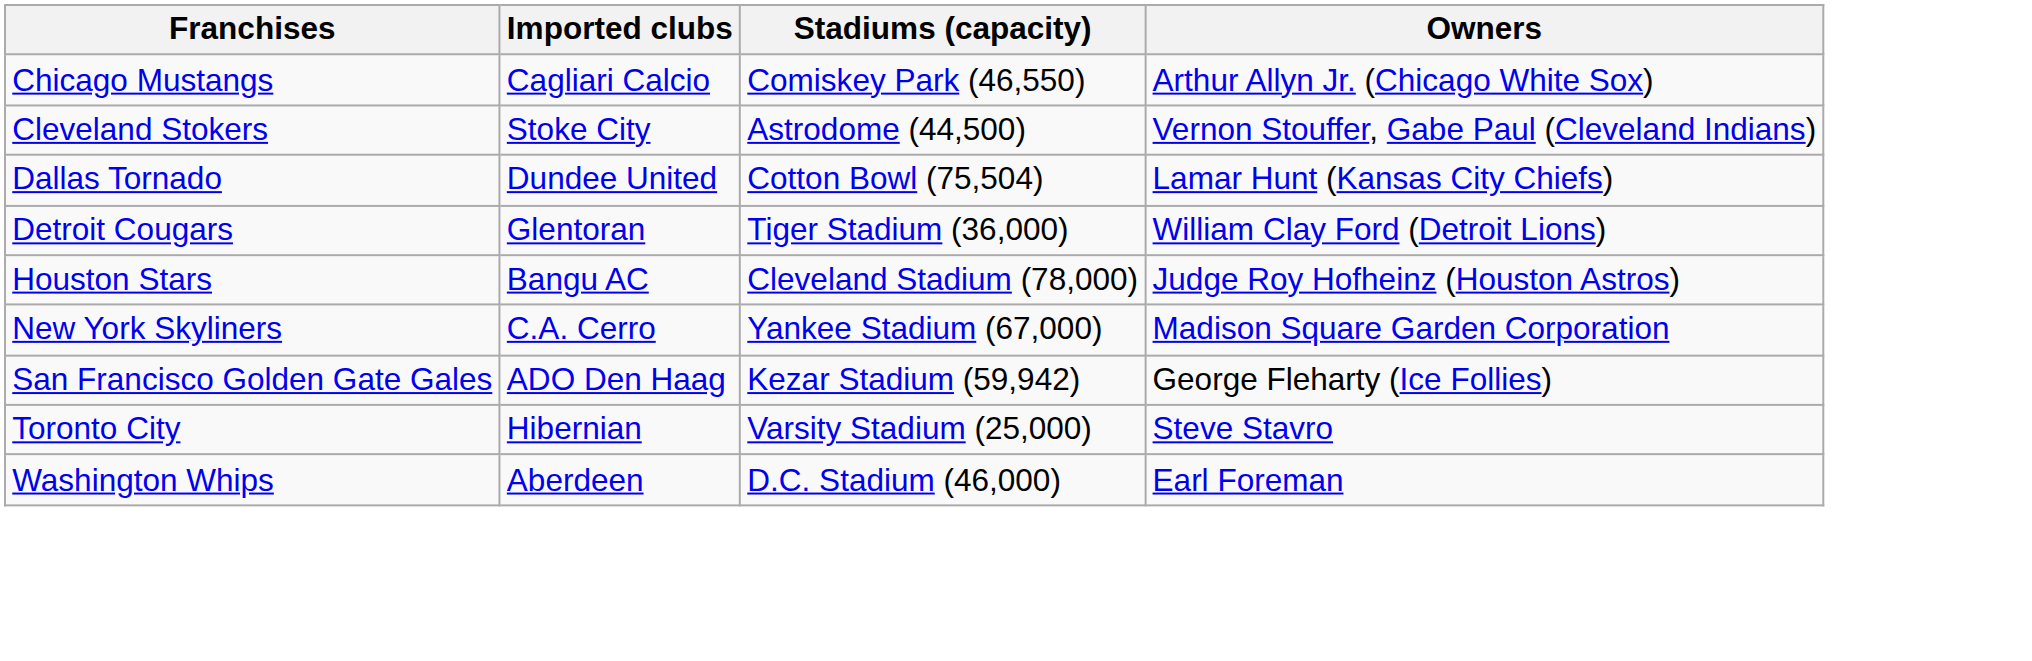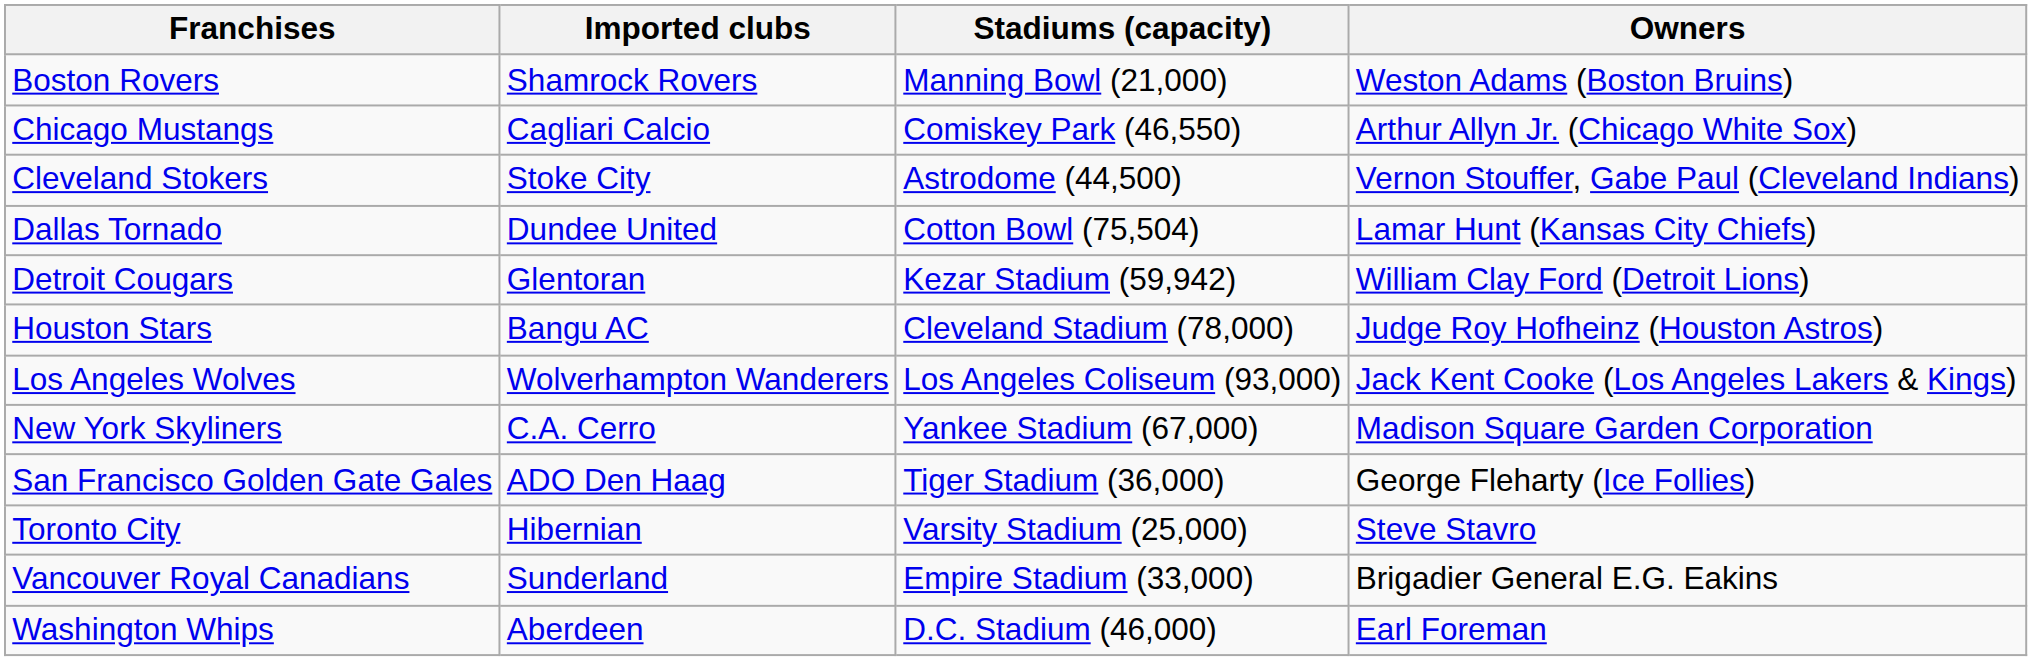+ row: (116, 79)
(908, 229) Tiger Stadium (36,000) -> (1070, 279) Kezar Stadium (59,942)
+ row: (154, 379)
(914, 379) Kezar Stadium (59,942) -> (1064, 479) Tiger Stadium (36,000)
+ row: (211, 579)
